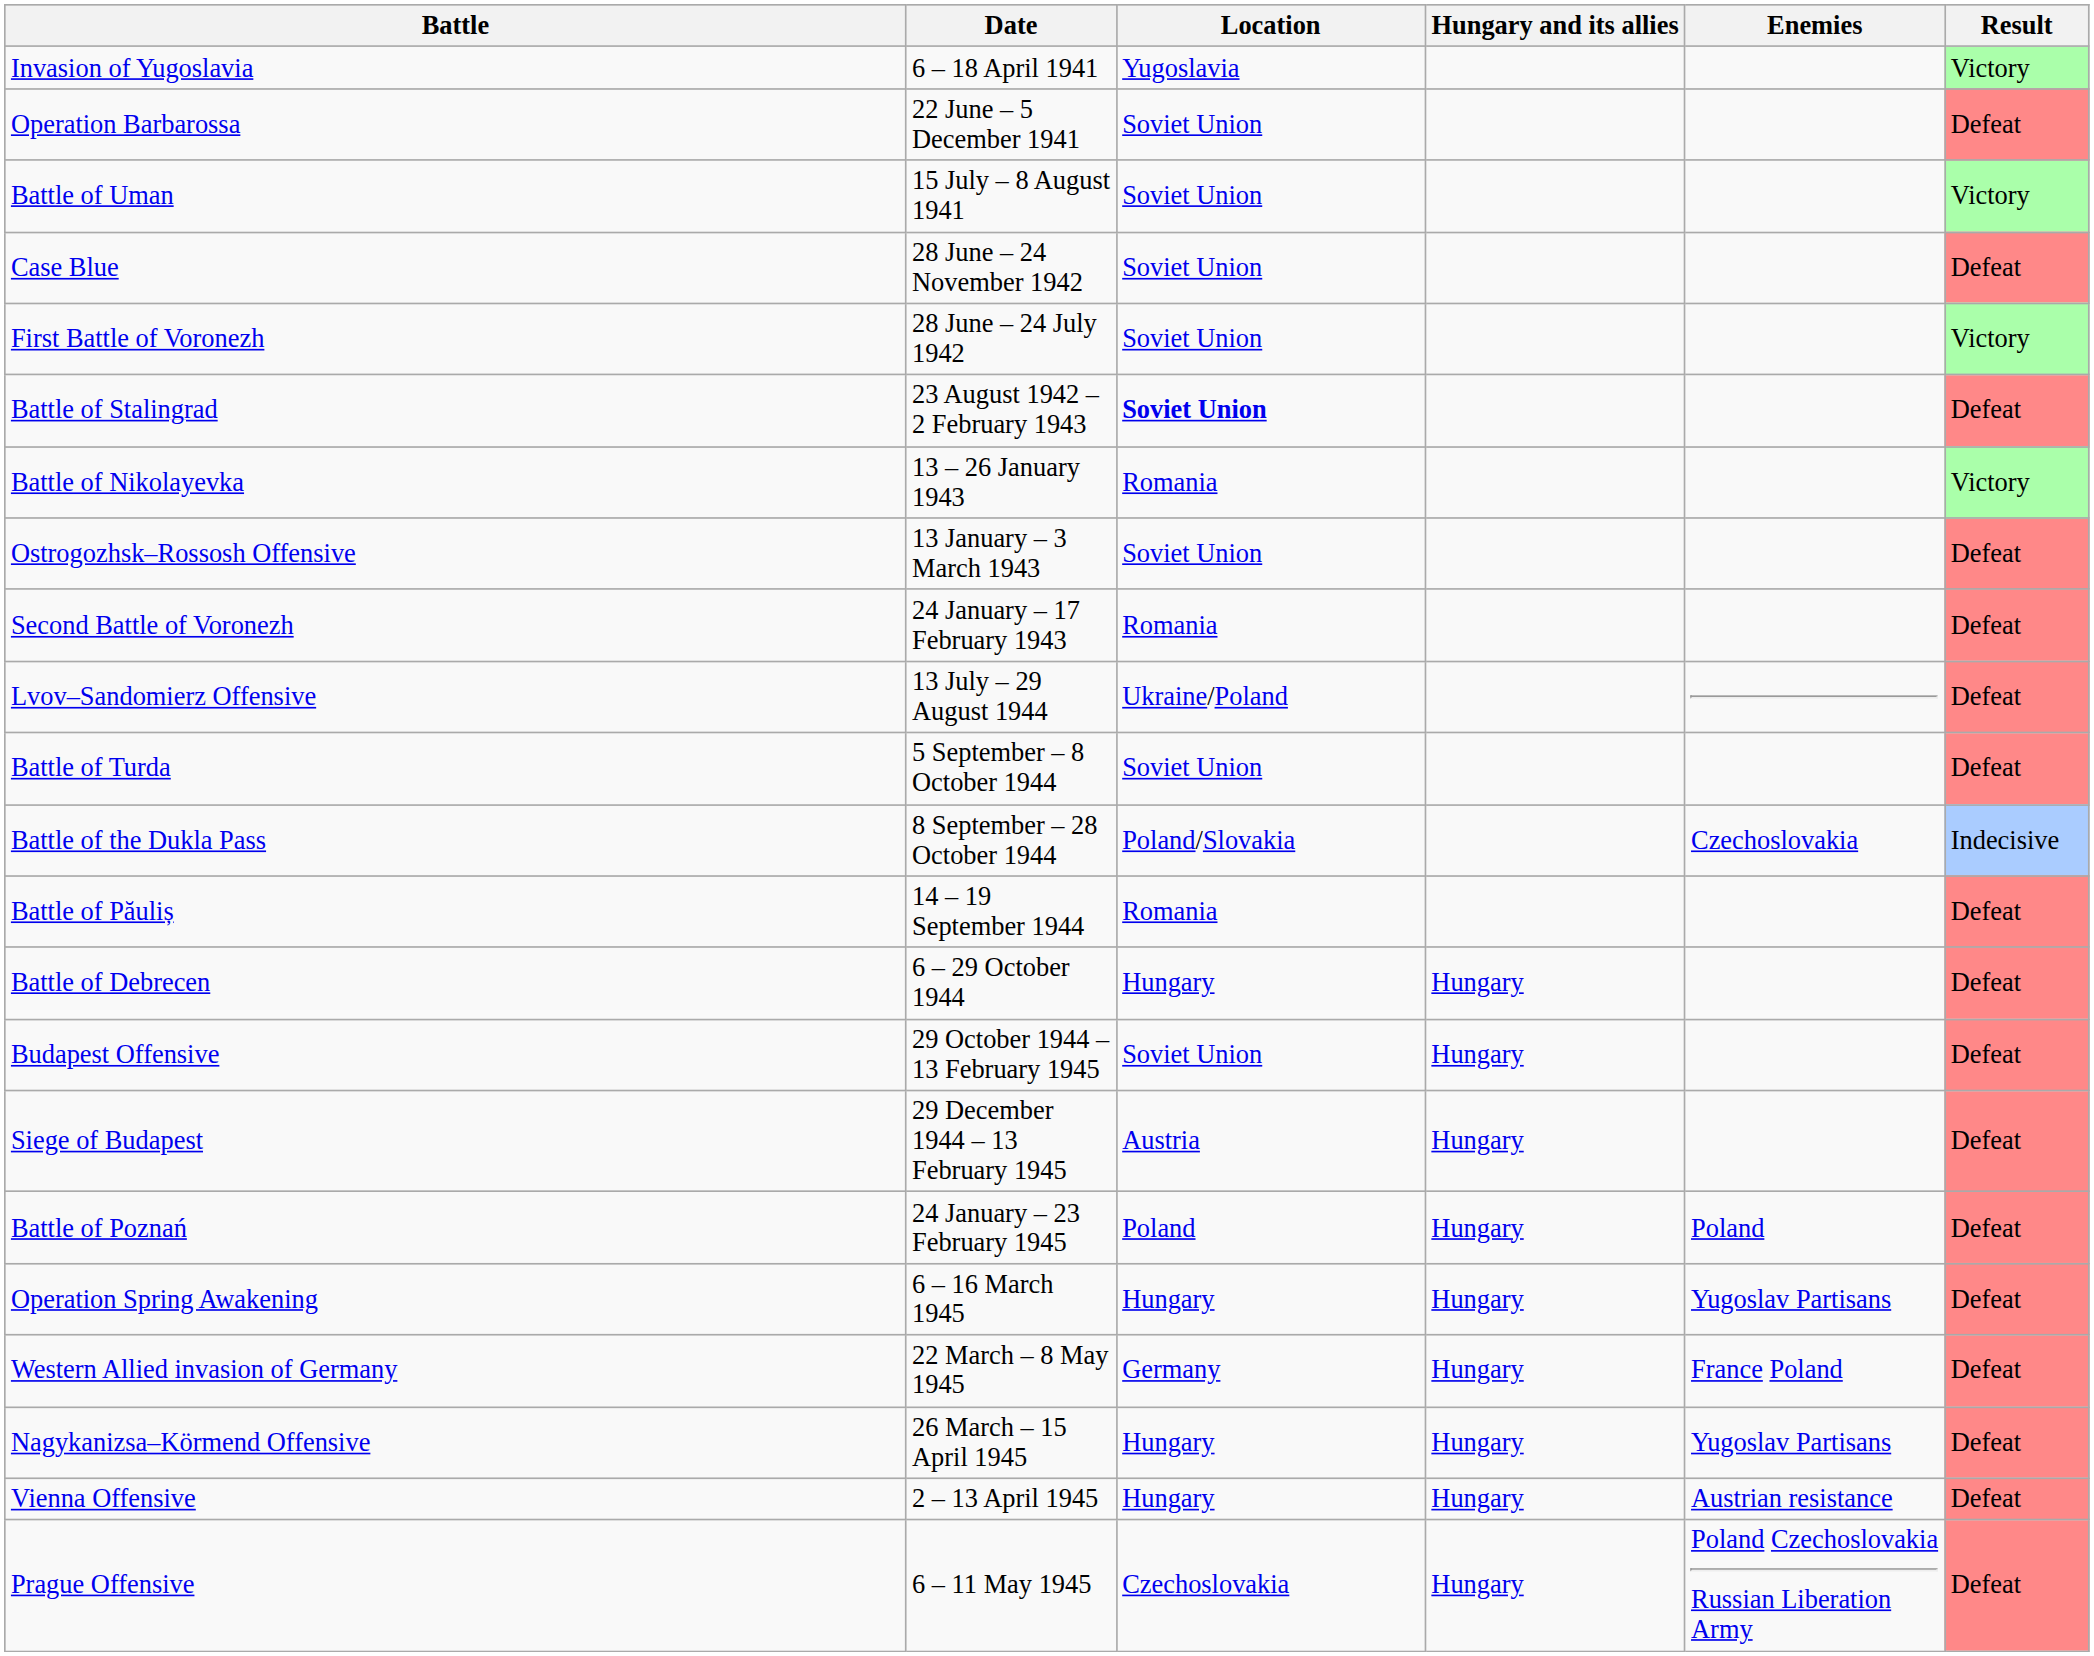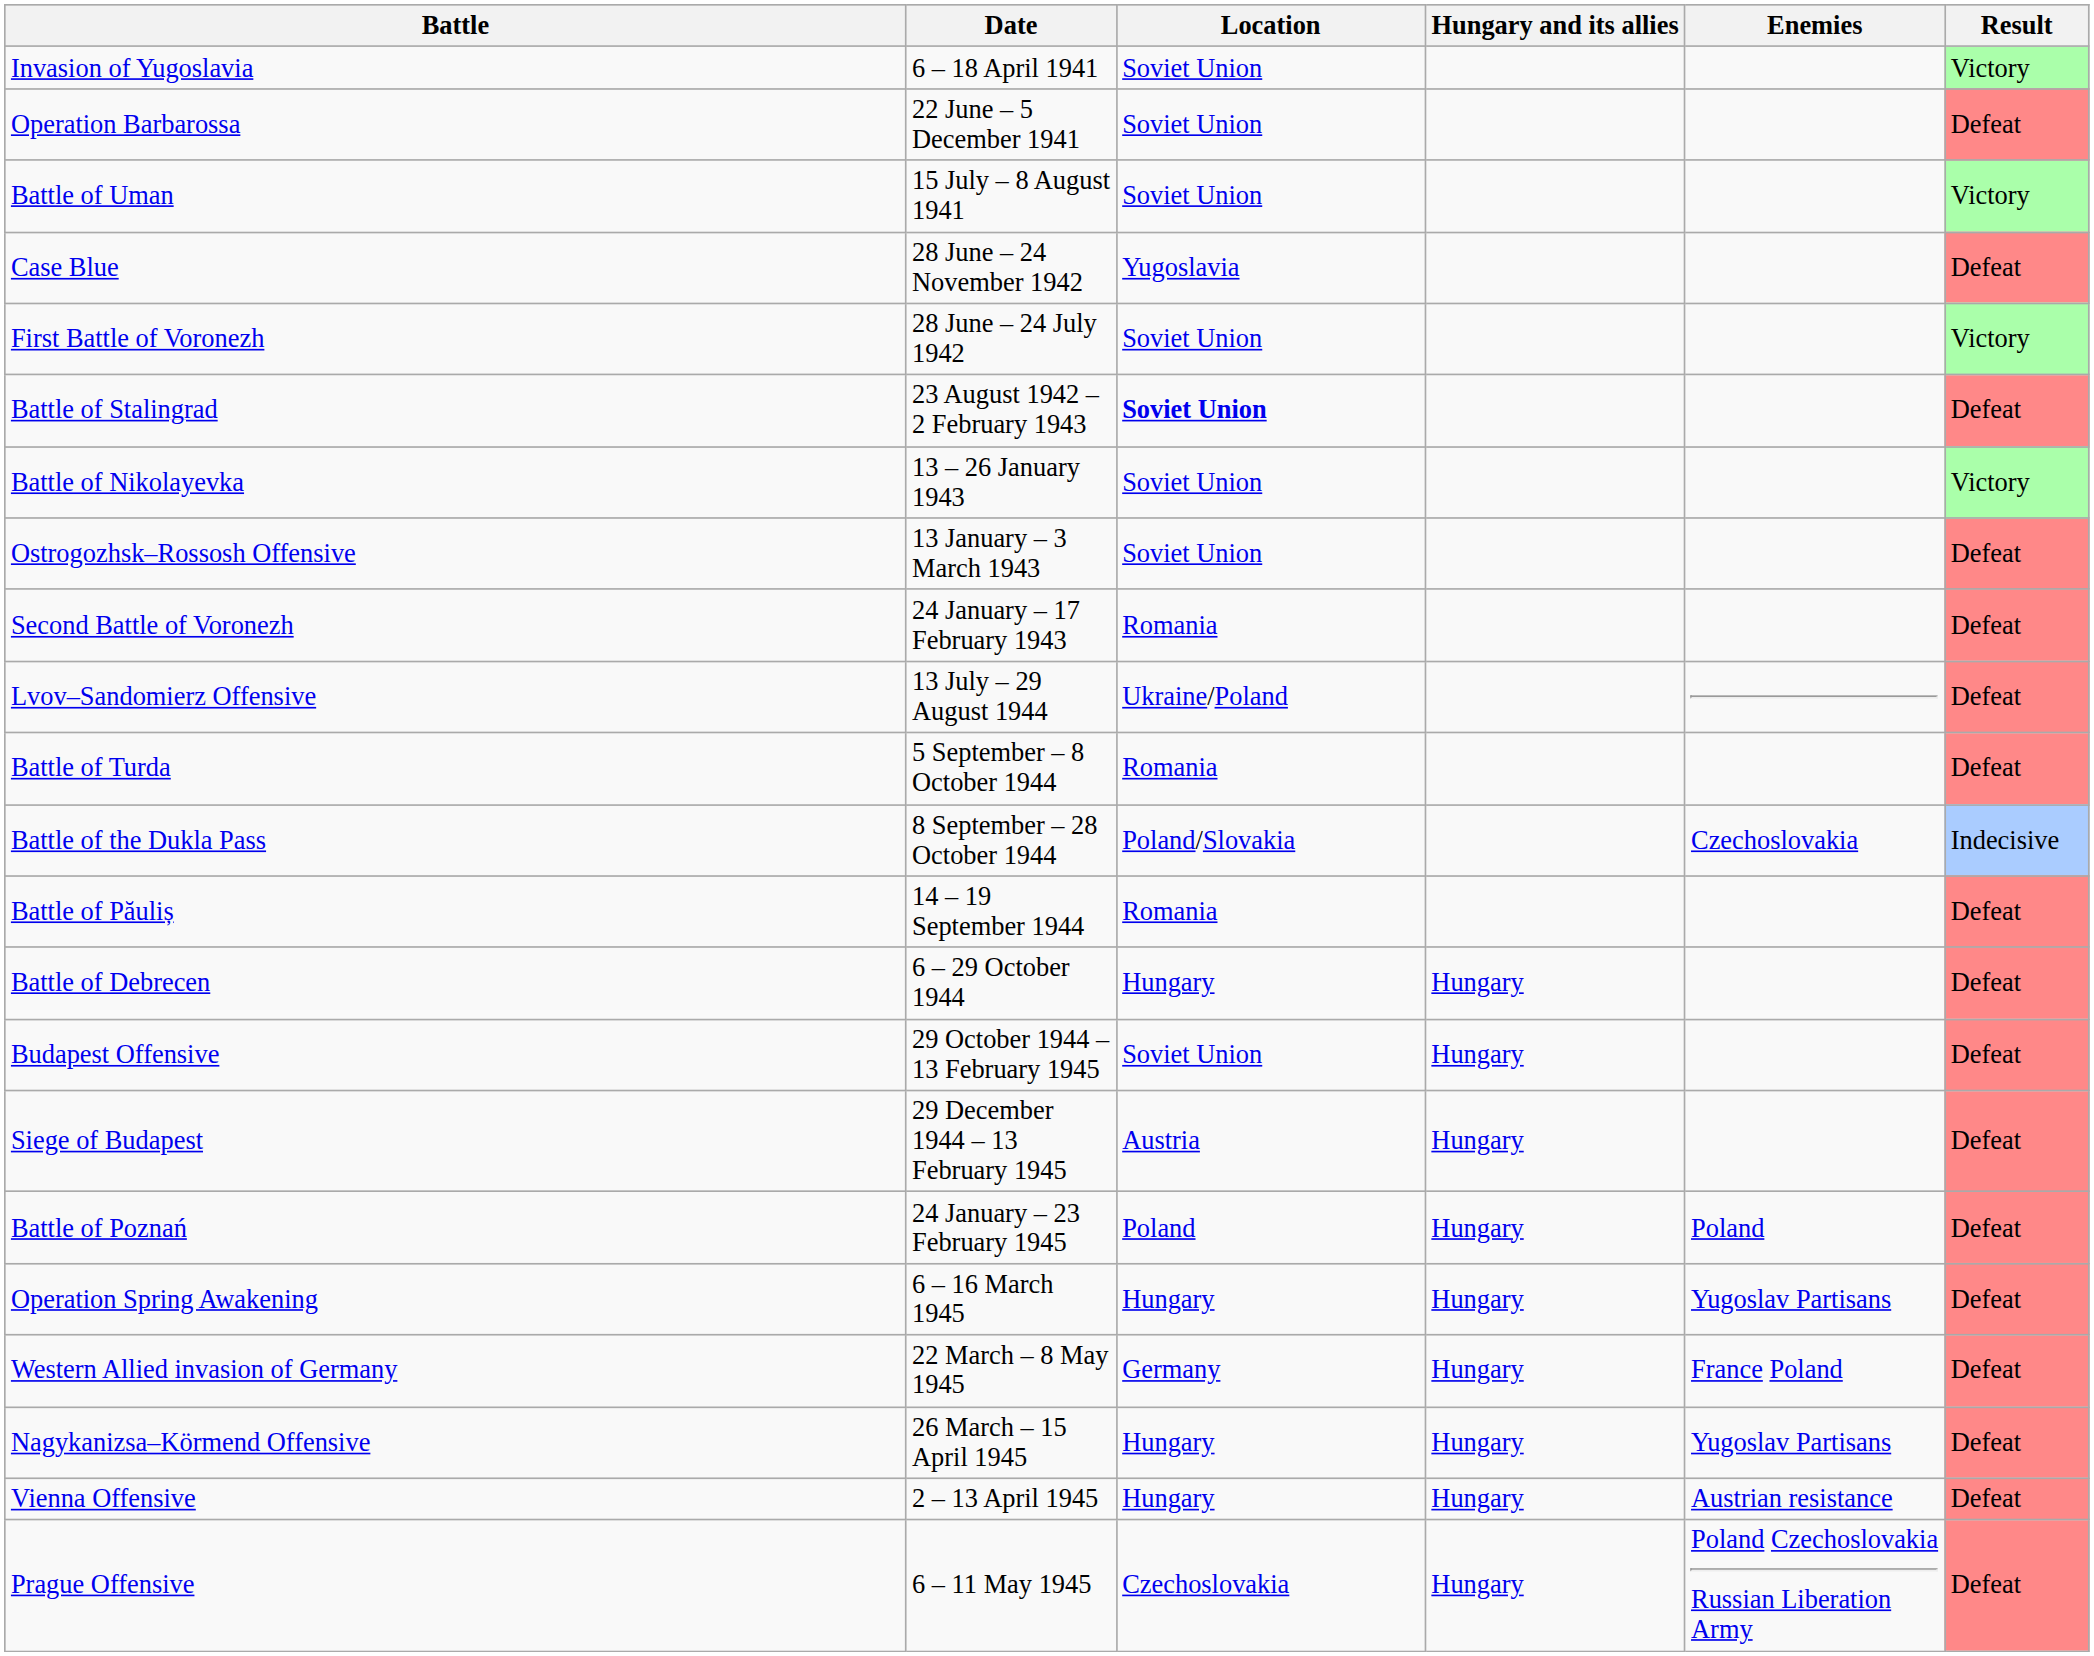(1181, 67) Yugoslavia -> (1192, 67) Soviet Union
(1192, 267) Soviet Union -> (1181, 267) Yugoslavia
(1170, 481) Romania -> (1192, 481) Soviet Union
(1192, 768) Soviet Union -> (1170, 768) Romania
